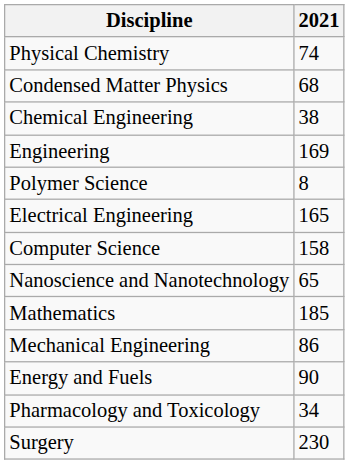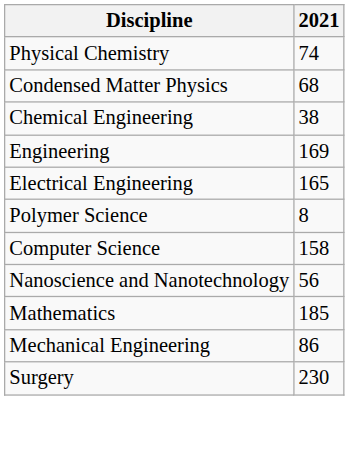rows swapped: (101, 215) <-> (78, 183)
(309, 280) 65 -> (309, 280) 56
- row: (81, 378)
- row: (135, 410)
